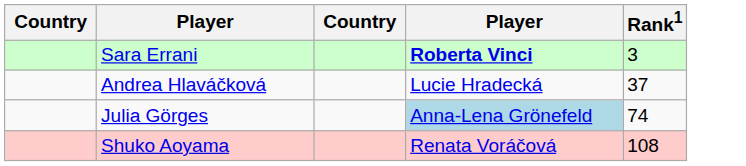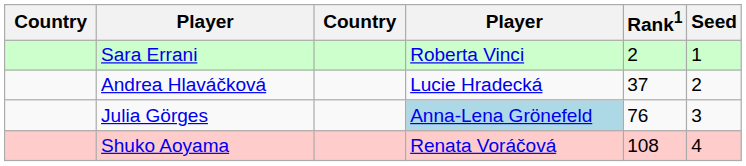+ column: (714, 22)
(471, 54) bold -> (467, 54) normal
(632, 54) 3 -> (632, 54) 2
(638, 115) 74 -> (638, 115) 76
